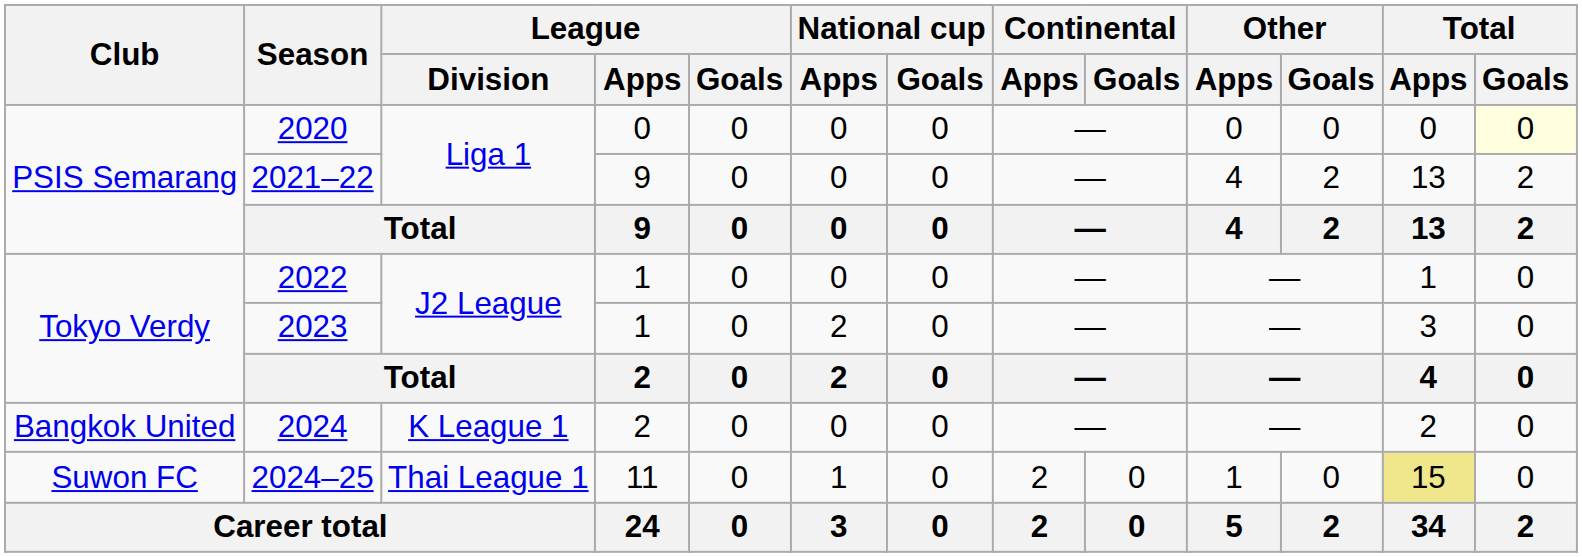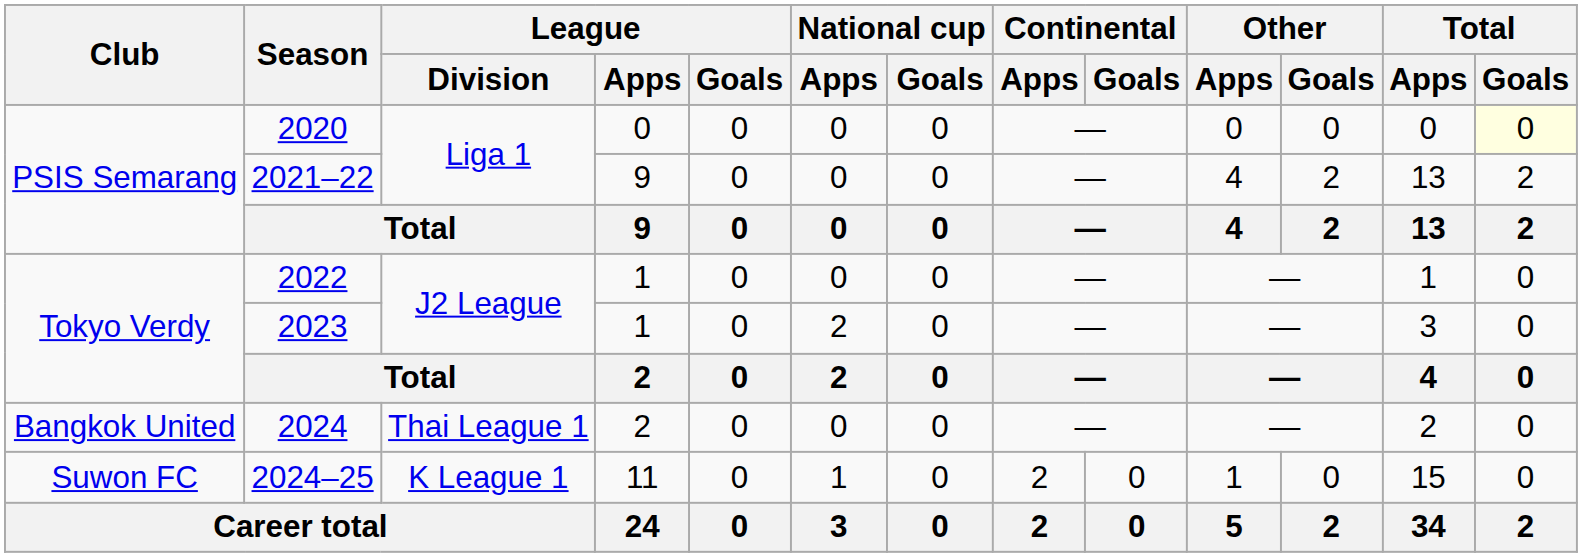(488, 427) K League 1 -> (488, 427) Thai League 1
(488, 476) Thai League 1 -> (488, 476) K League 1
(1428, 476) khaki background -> (1428, 476) no background
